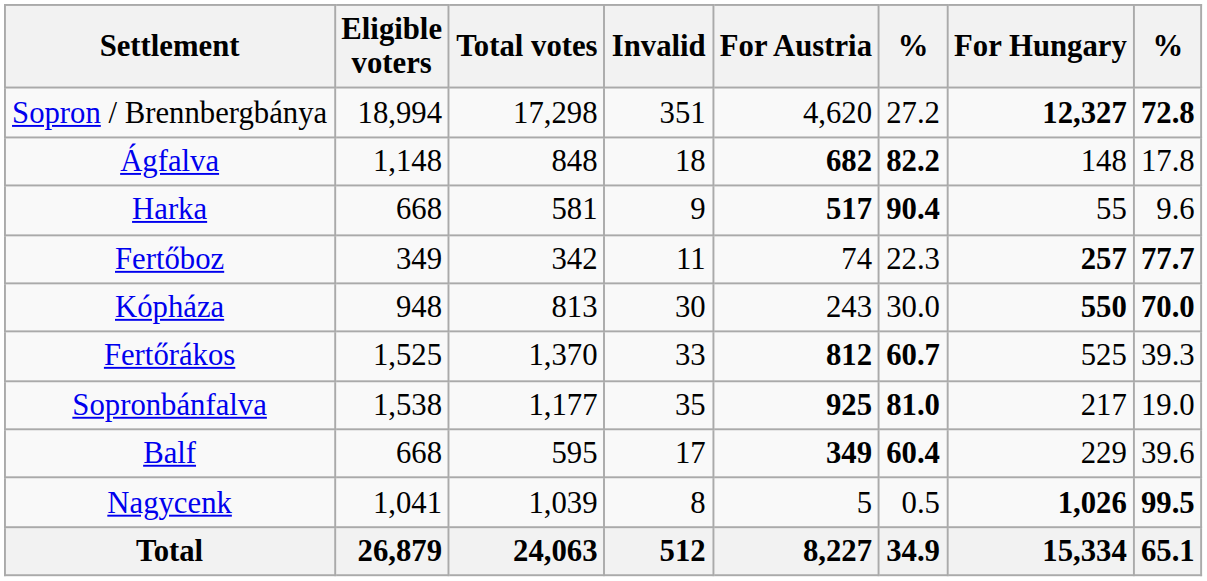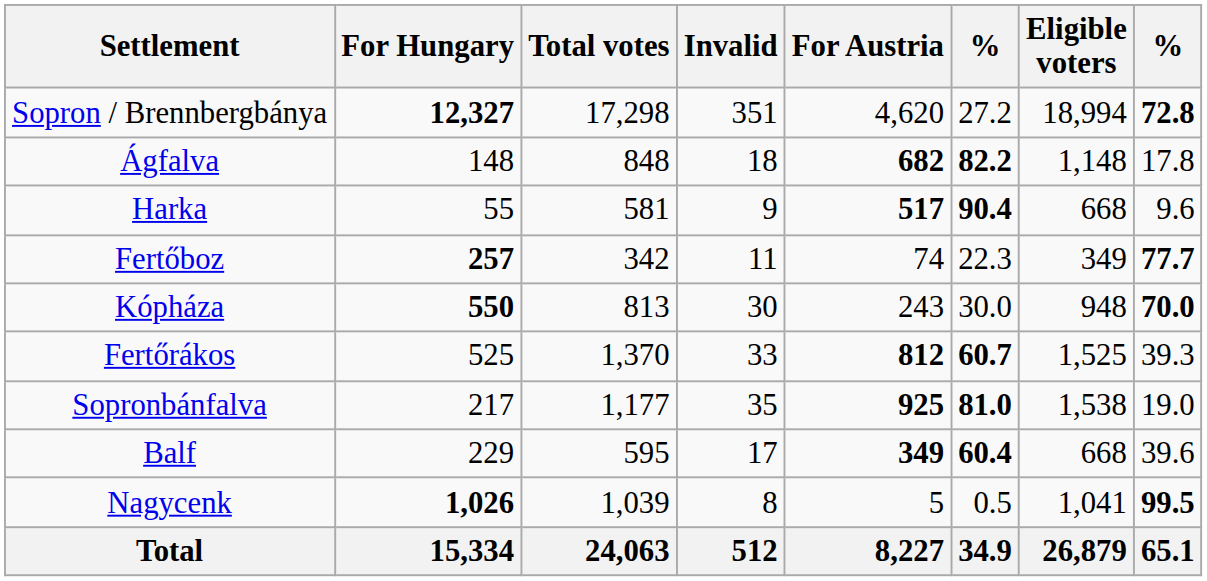columns swapped: (392, 46) <-> (1040, 46)
